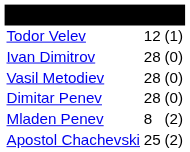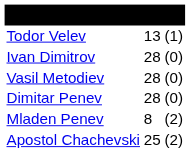(152, 35) 12 -> (152, 35) 13
